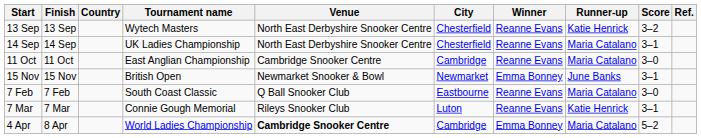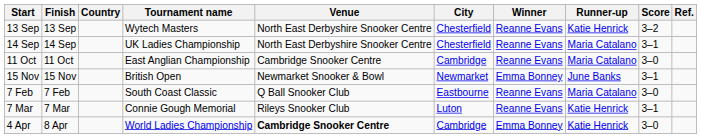(602, 125) Maria Catalano -> (598, 125) Katie Henrick
(650, 125) 5–2 -> (650, 125) 3–0
